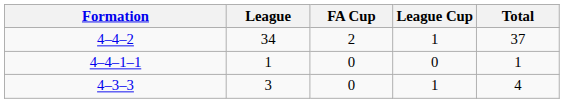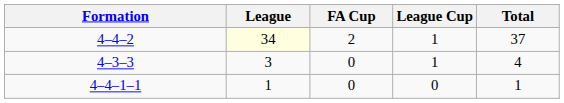(268, 39) no background -> (268, 39) lightyellow background
rows swapped: (115, 86) <-> (115, 62)
